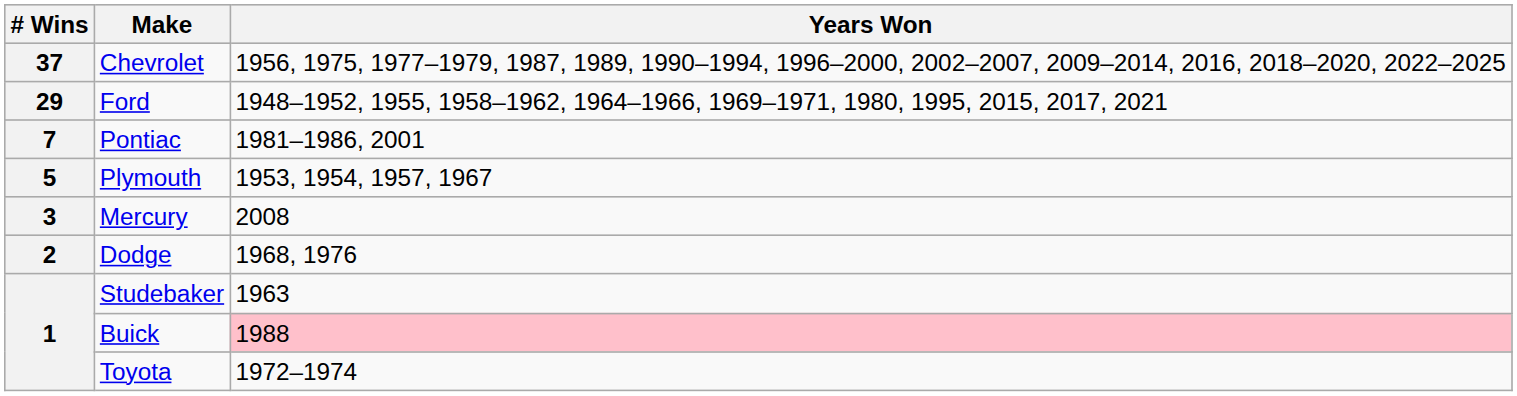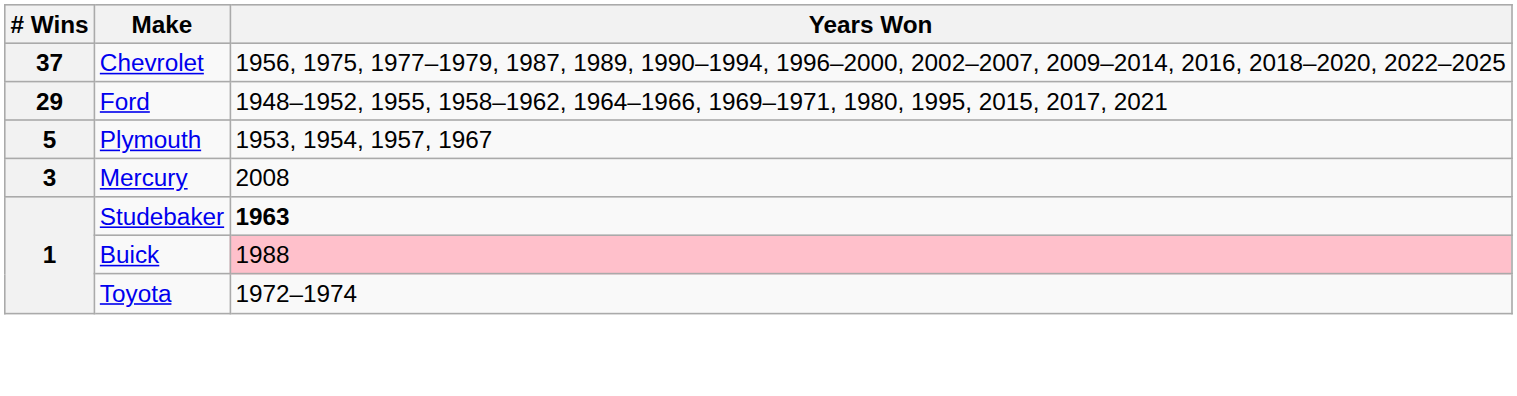- row: (140, 140)
- row: (136, 255)
(262, 294) normal -> (262, 217) bold
